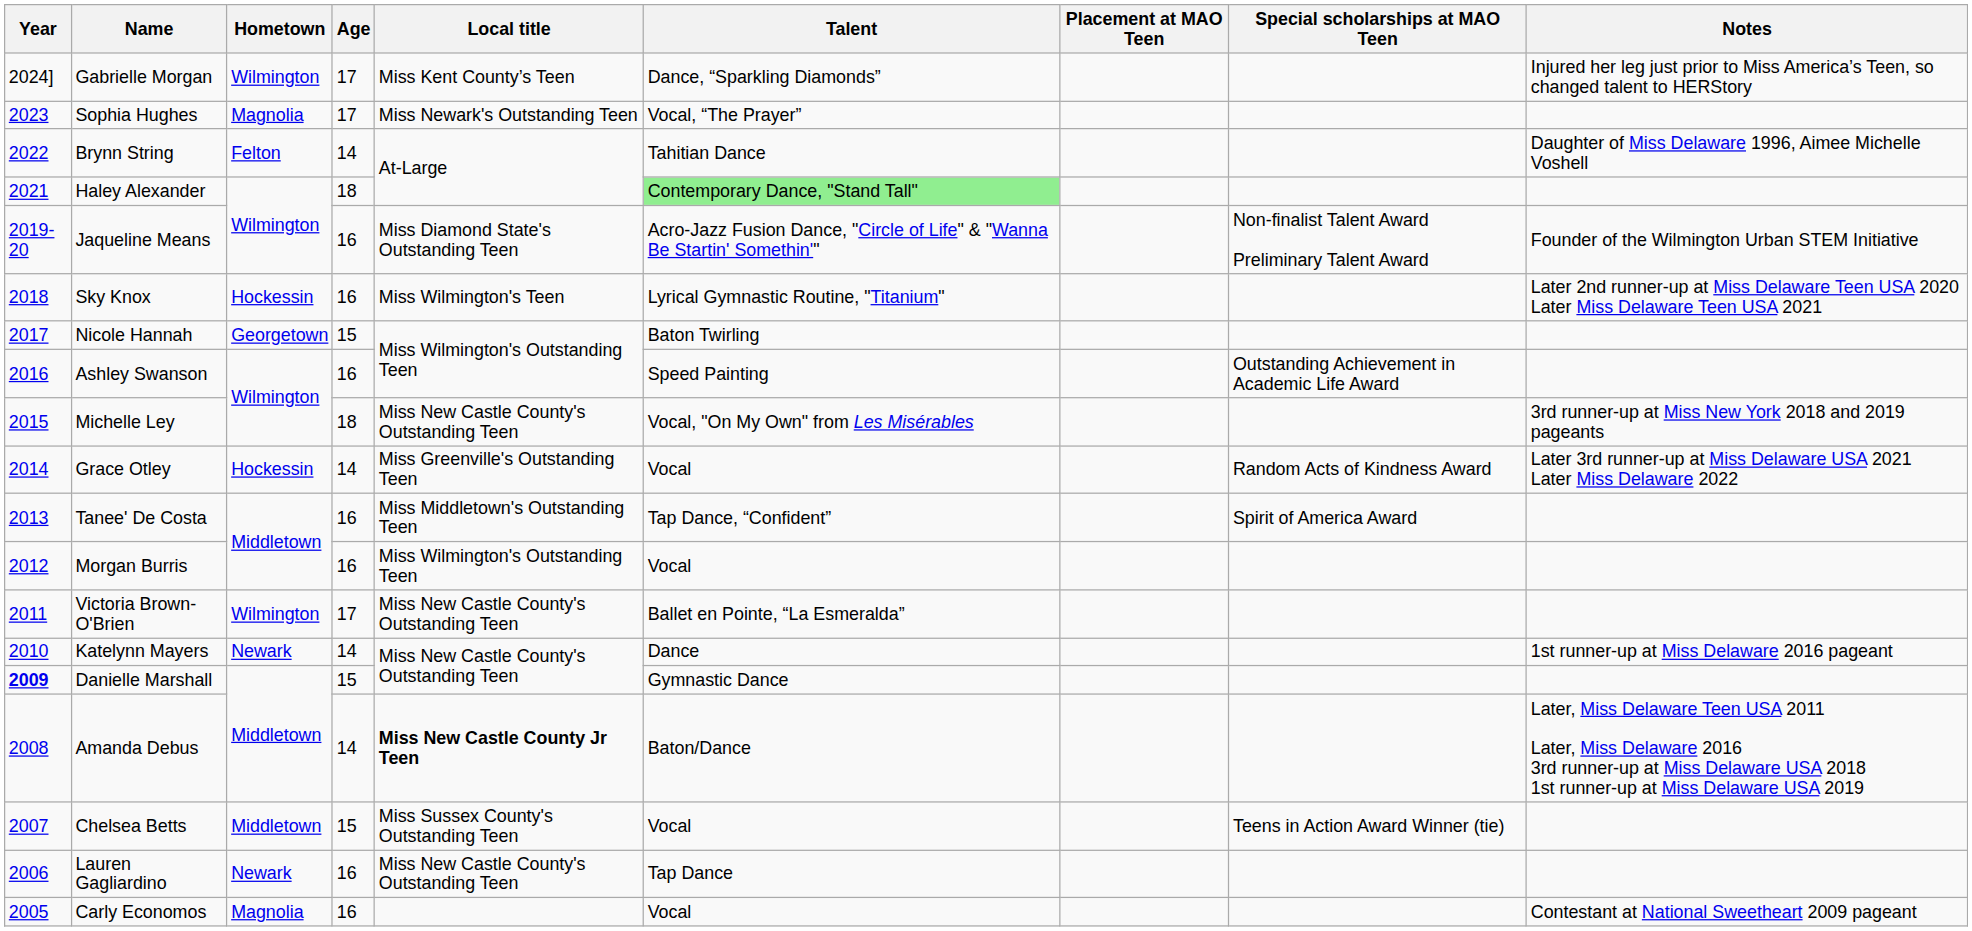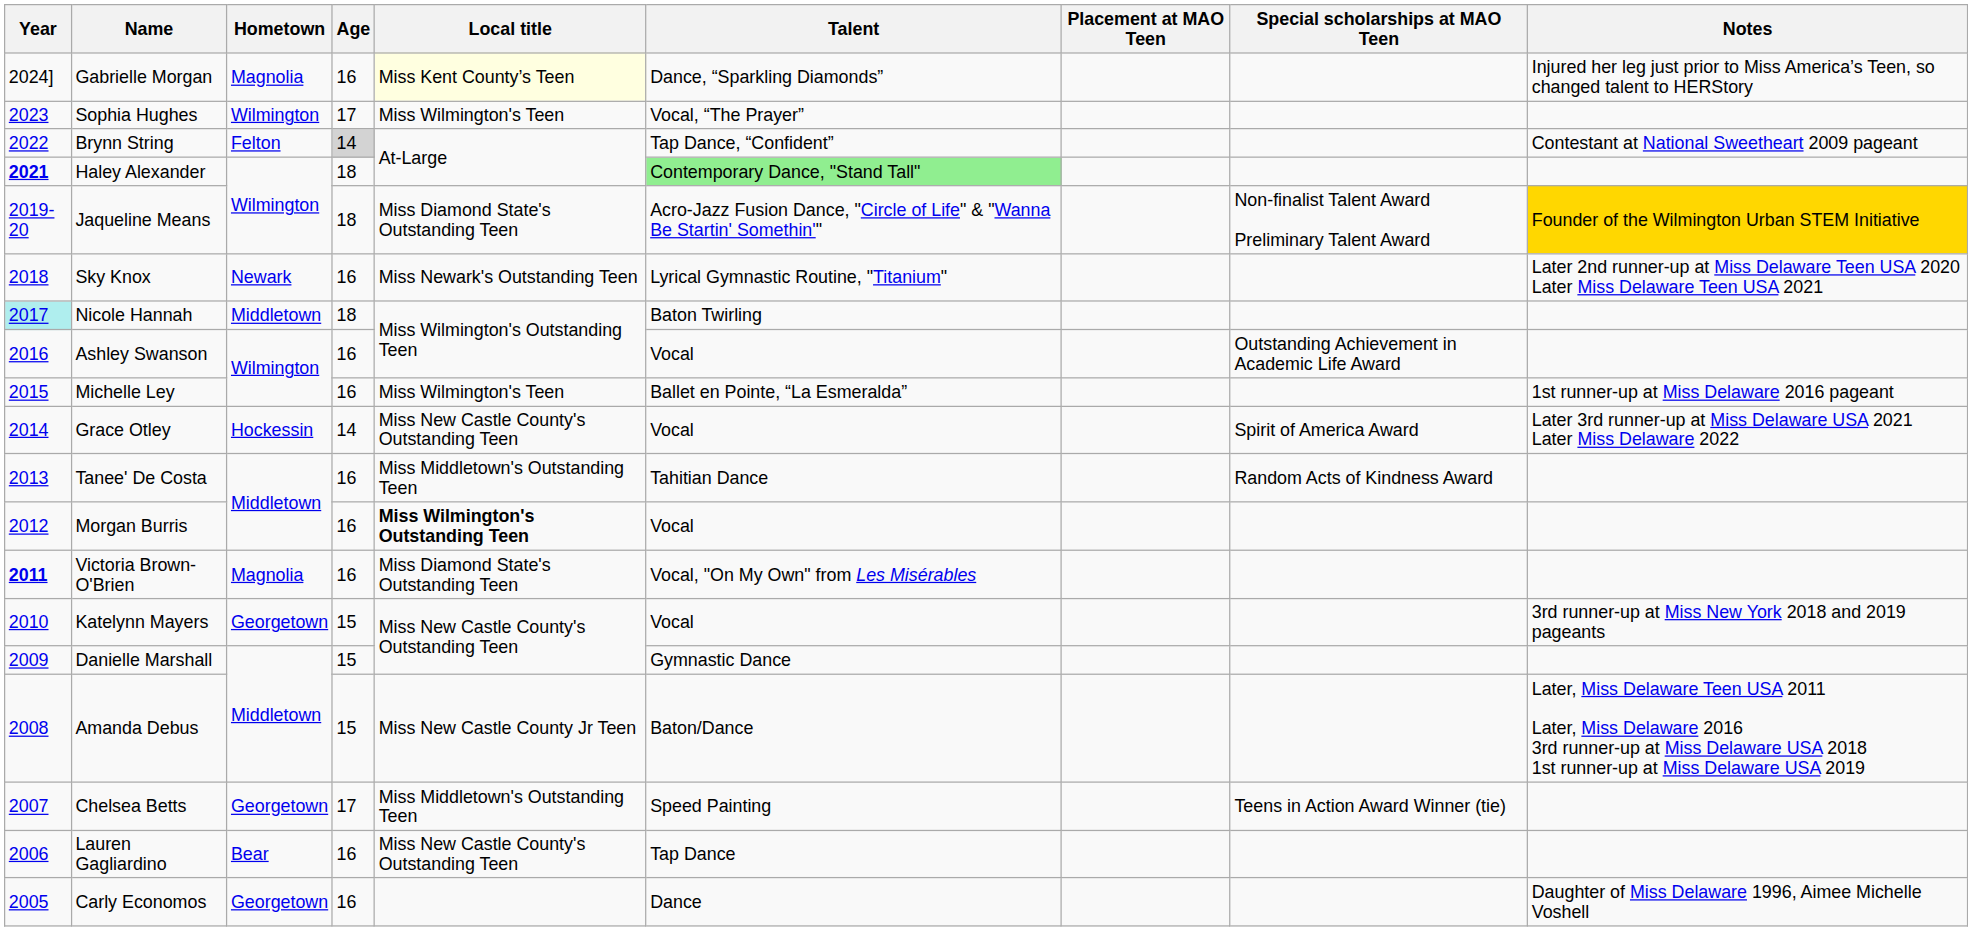(275, 77) Wilmington -> (267, 77) Magnolia
(347, 77) 17 -> (346, 77) 16
(477, 77) no background -> (477, 77) lightyellow background
(267, 115) Magnolia -> (275, 115) Wilmington
(508, 115) Miss Newark's Outstanding Teen -> (471, 115) Miss Wilmington's Teen
(347, 153) no background -> (346, 143) lightgrey background
(707, 153) Tahitian Dance -> (742, 143) Tap Dance, “Confident”
(1726, 153) Daughter of Miss Delaware 1996, Aimee Michelle Voshell -> (1725, 143) Contestant at National Sweetheart 2009 pageant
(29, 191) normal -> (29, 172) bold
(347, 240) 16 -> (346, 220) 18
(1725, 240) no background -> (1726, 220) gold background
(272, 297) Hockessin -> (261, 278) Newark
(472, 297) Miss Wilmington's Teen -> (508, 278) Miss Newark's Outstanding Teen
(29, 336) no background -> (29, 316) paleturquoise background
(280, 336) Georgetown -> (276, 316) Middletown
(347, 336) 15 -> (346, 316) 18
(708, 374) Speed Painting -> (672, 354) Vocal
(347, 422) 18 -> (346, 392) 16
(482, 422) Miss New Castle County's Outstanding Teen -> (471, 392) Miss Wilmington's Teen
(811, 422) Vocal, "On My Own" from Les Misérables -> (779, 392) Ballet en Pointe, “La Esmeralda”
(1718, 422) 3rd runner-up at Miss New York 2018 and 2019 pageants -> (1713, 392) 1st runner-up at Miss Delaware 2016 pageant
(497, 470) Miss Greenville's Outstanding Teen -> (482, 430) Miss New Castle County's Outstanding Teen
(1362, 470) Random Acts of Kindness Award -> (1327, 430) Spirit of America Award
(739, 518) Tap Dance, “Confident” -> (709, 478) Tahitian Dance
(1325, 518) Spirit of America Award -> (1364, 478) Random Acts of Kindness Award
(501, 566) normal -> (457, 526) bold
(28, 614) normal -> (28, 574) bold
(275, 614) Wilmington -> (267, 574) Magnolia
(347, 614) 17 -> (346, 574) 16
(482, 614) Miss New Castle County's Outstanding Teen -> (465, 574) Miss Diamond State's Outstanding Teen
(776, 614) Ballet en Pointe, “La Esmeralda” -> (813, 574) Vocal, "On My Own" from Les Misérables
(261, 652) Newark -> (280, 622) Georgetown
(347, 652) 14 -> (346, 622) 15
(673, 652) Dance -> (672, 622) Vocal
(1712, 652) 1st runner-up at Miss Delaware 2016 pageant -> (1719, 622) 3rd runner-up at Miss New York 2018 and 2019 pageants
(29, 680) bold -> (29, 661) normal
(347, 748) 14 -> (346, 728) 15
(493, 748) bold -> (507, 728) normal
(276, 826) Middletown -> (280, 806) Georgetown
(347, 826) 15 -> (346, 806) 17
(466, 826) Miss Sussex County's Outstanding Teen -> (501, 806) Miss Middletown's Outstanding Teen
(670, 826) Vocal -> (711, 806) Speed Painting
(261, 874) Newark -> (250, 854) Bear
(267, 912) Magnolia -> (280, 902) Georgetown
(670, 912) Vocal -> (676, 902) Dance
(1724, 912) Contestant at National Sweetheart 2009 pageant -> (1727, 902) Daughter of Miss Delaware 1996, Aimee Michelle Voshell
